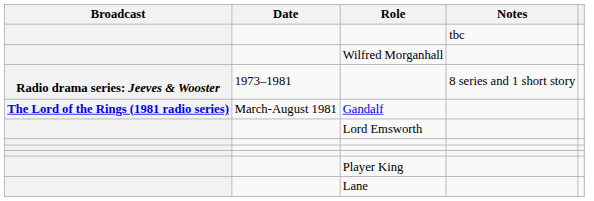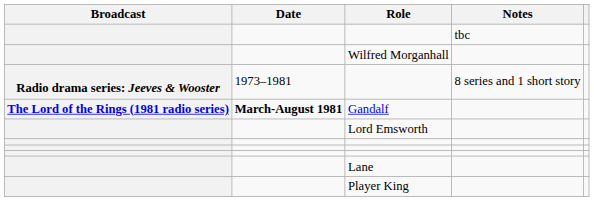(286, 108) normal -> (288, 108) bold
rows swapped: (373, 166) <-> (355, 186)
